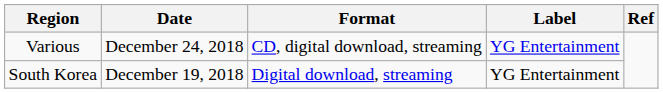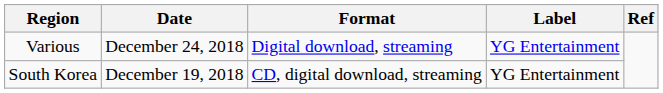(367, 46) CD, digital download, streaming -> (352, 46) Digital download, streaming
(352, 74) Digital download, streaming -> (367, 74) CD, digital download, streaming
